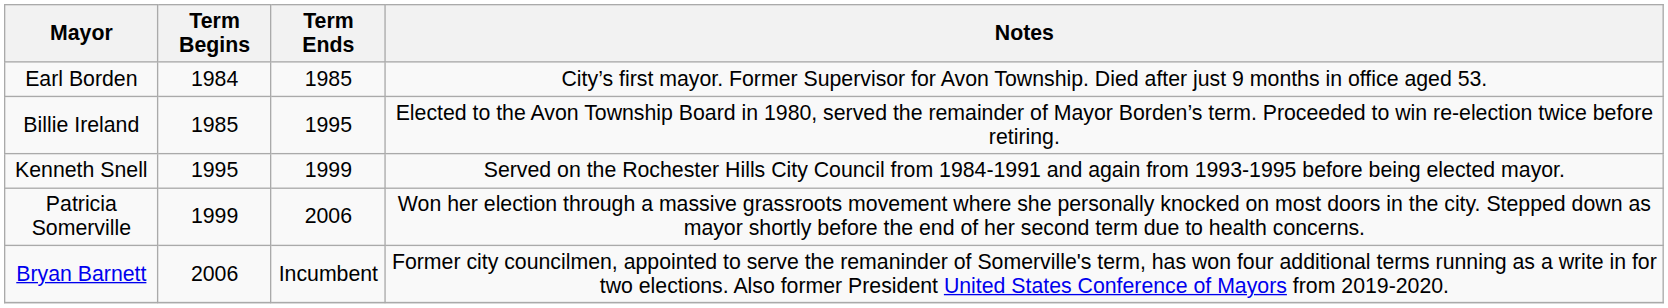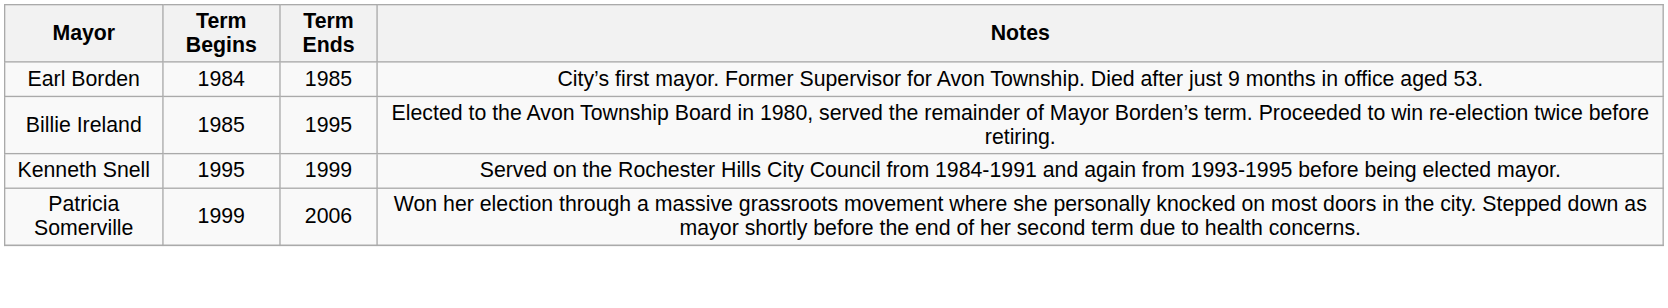- row: (81, 273)
